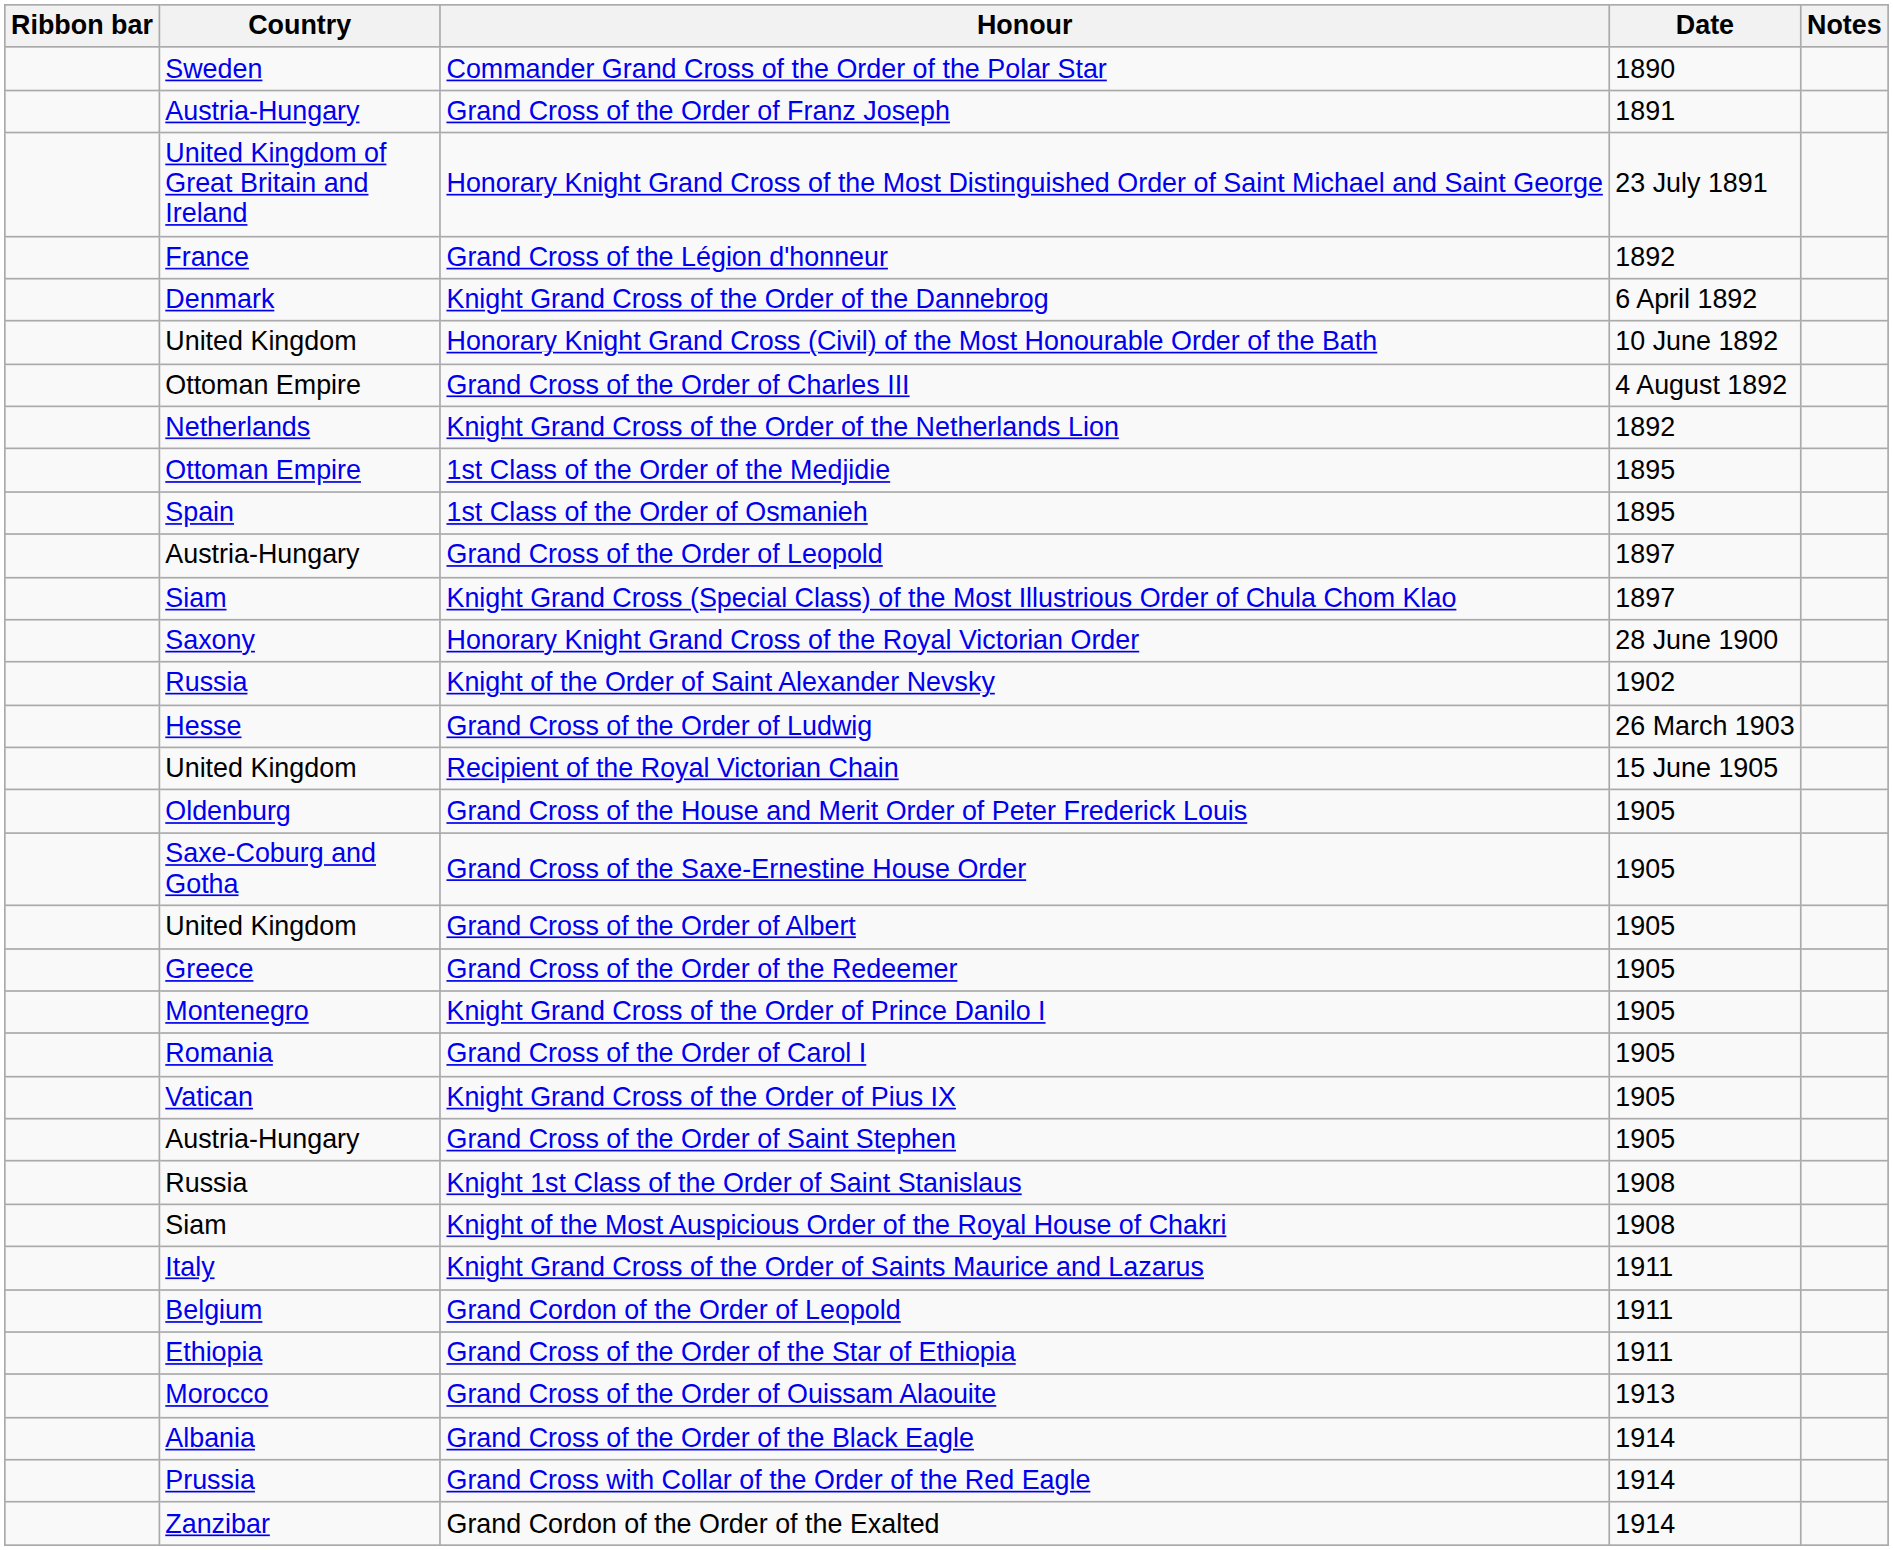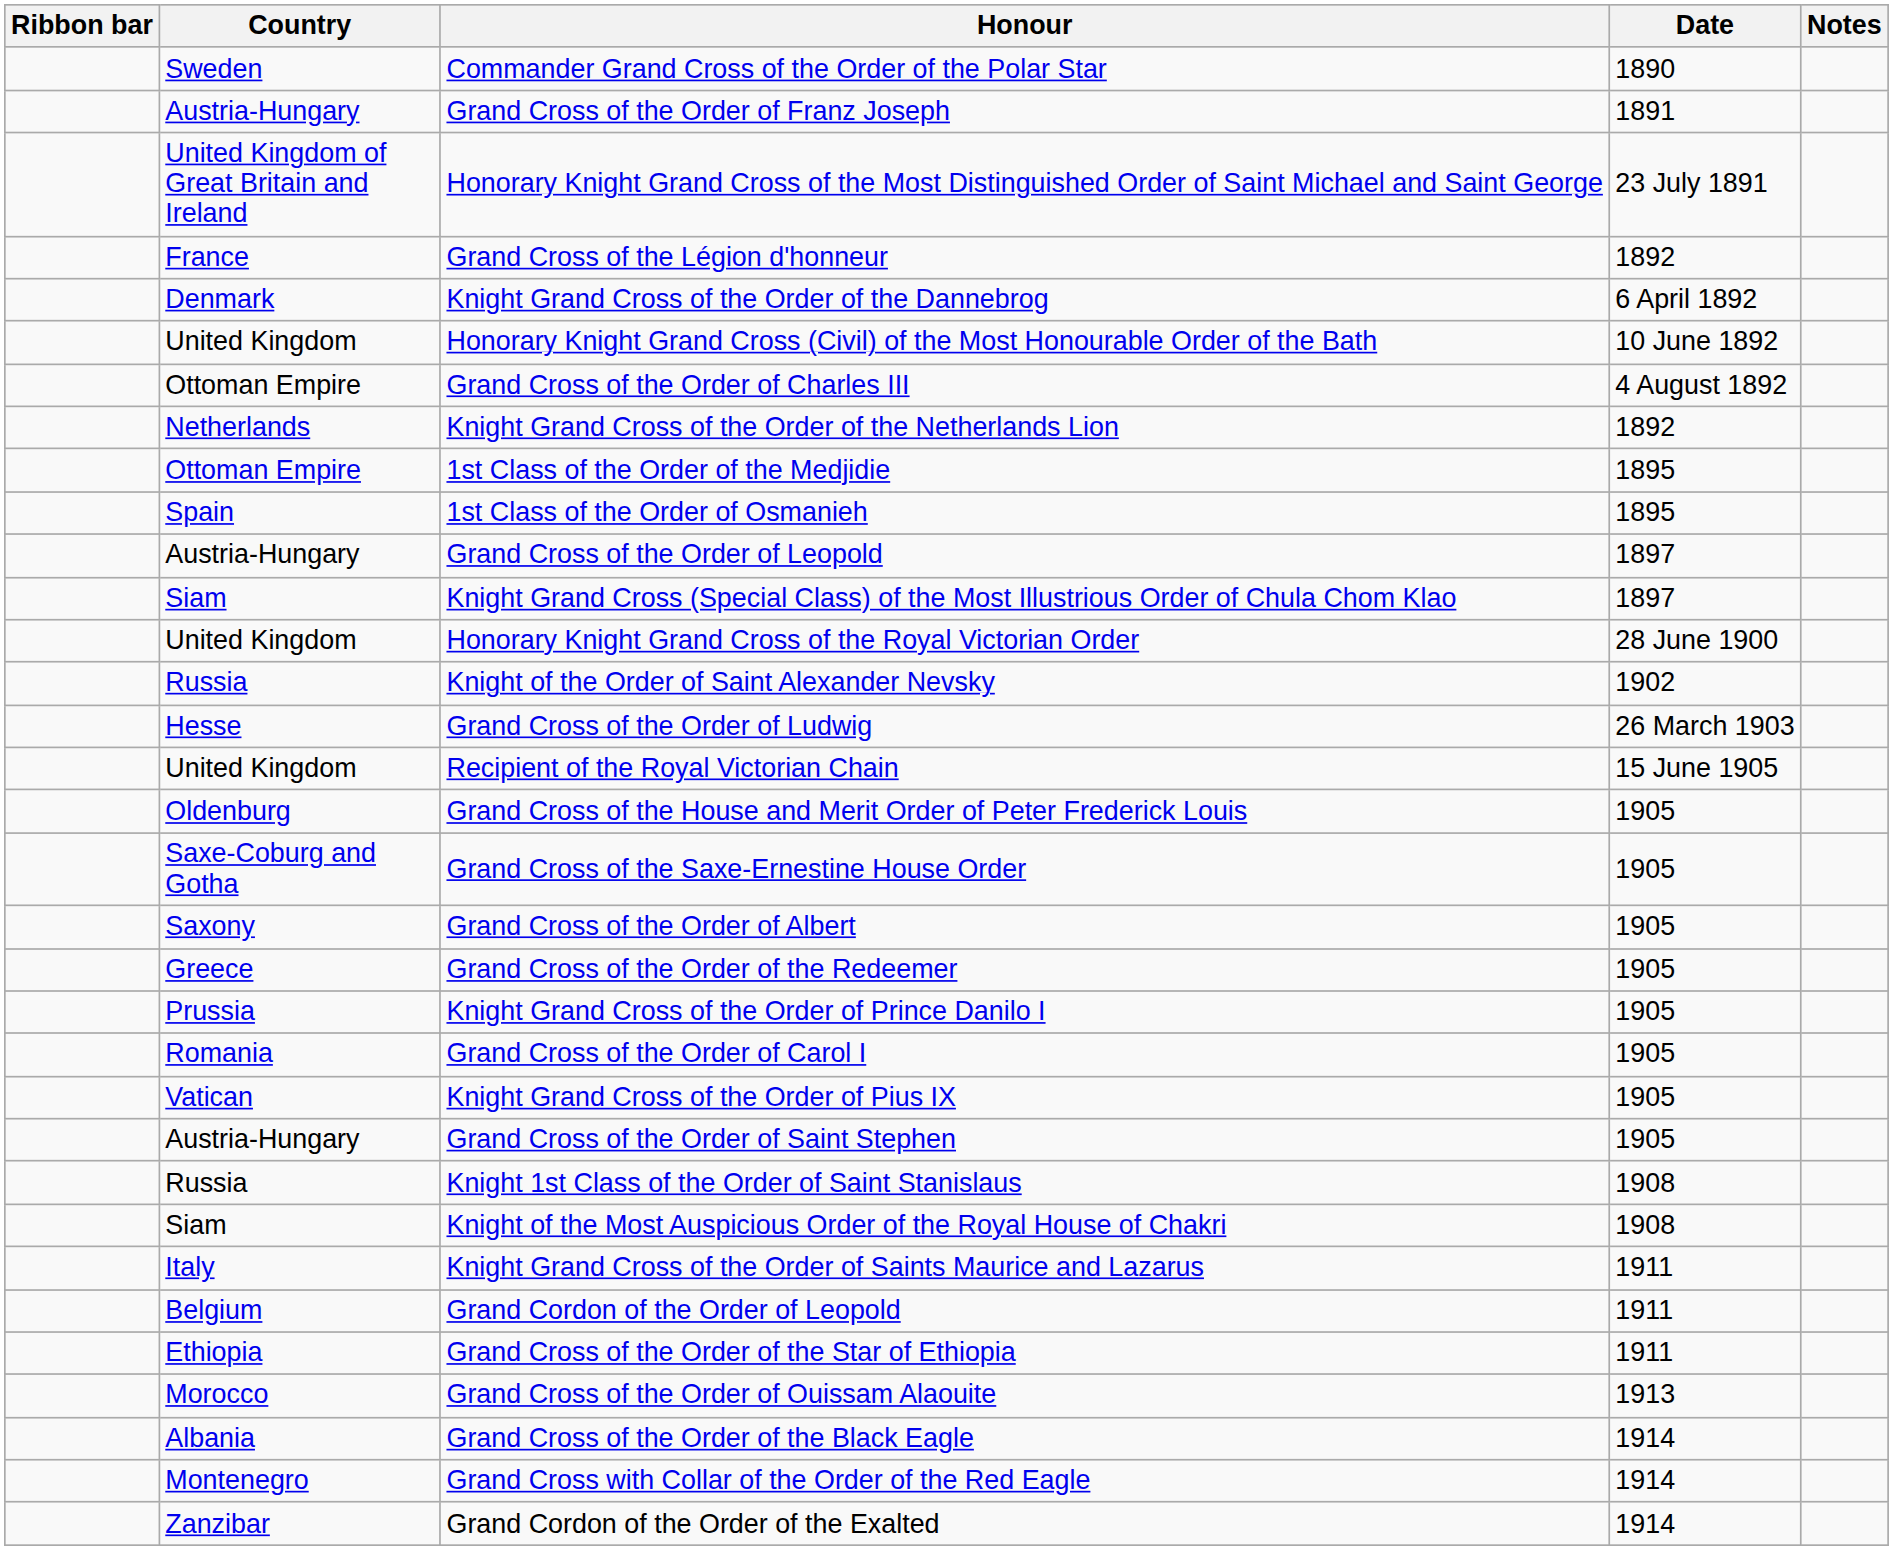(210, 640) Saxony -> (261, 640) United Kingdom
(261, 926) United Kingdom -> (210, 926) Saxony
(237, 1011) Montenegro -> (210, 1011) Prussia
(210, 1480) Prussia -> (237, 1480) Montenegro
